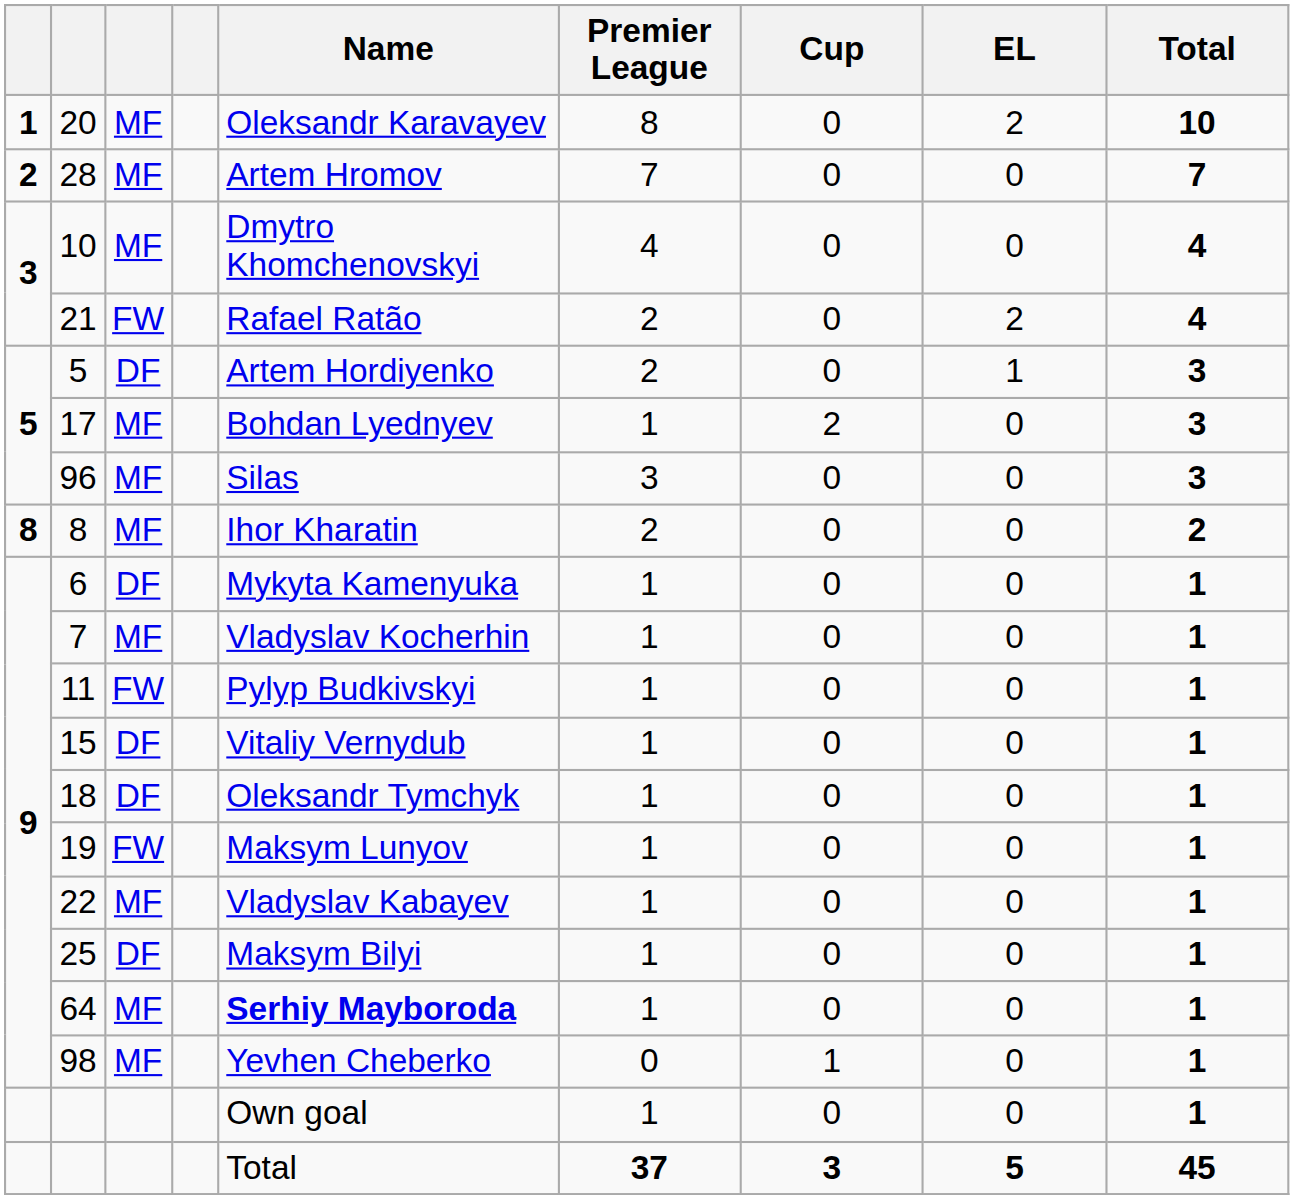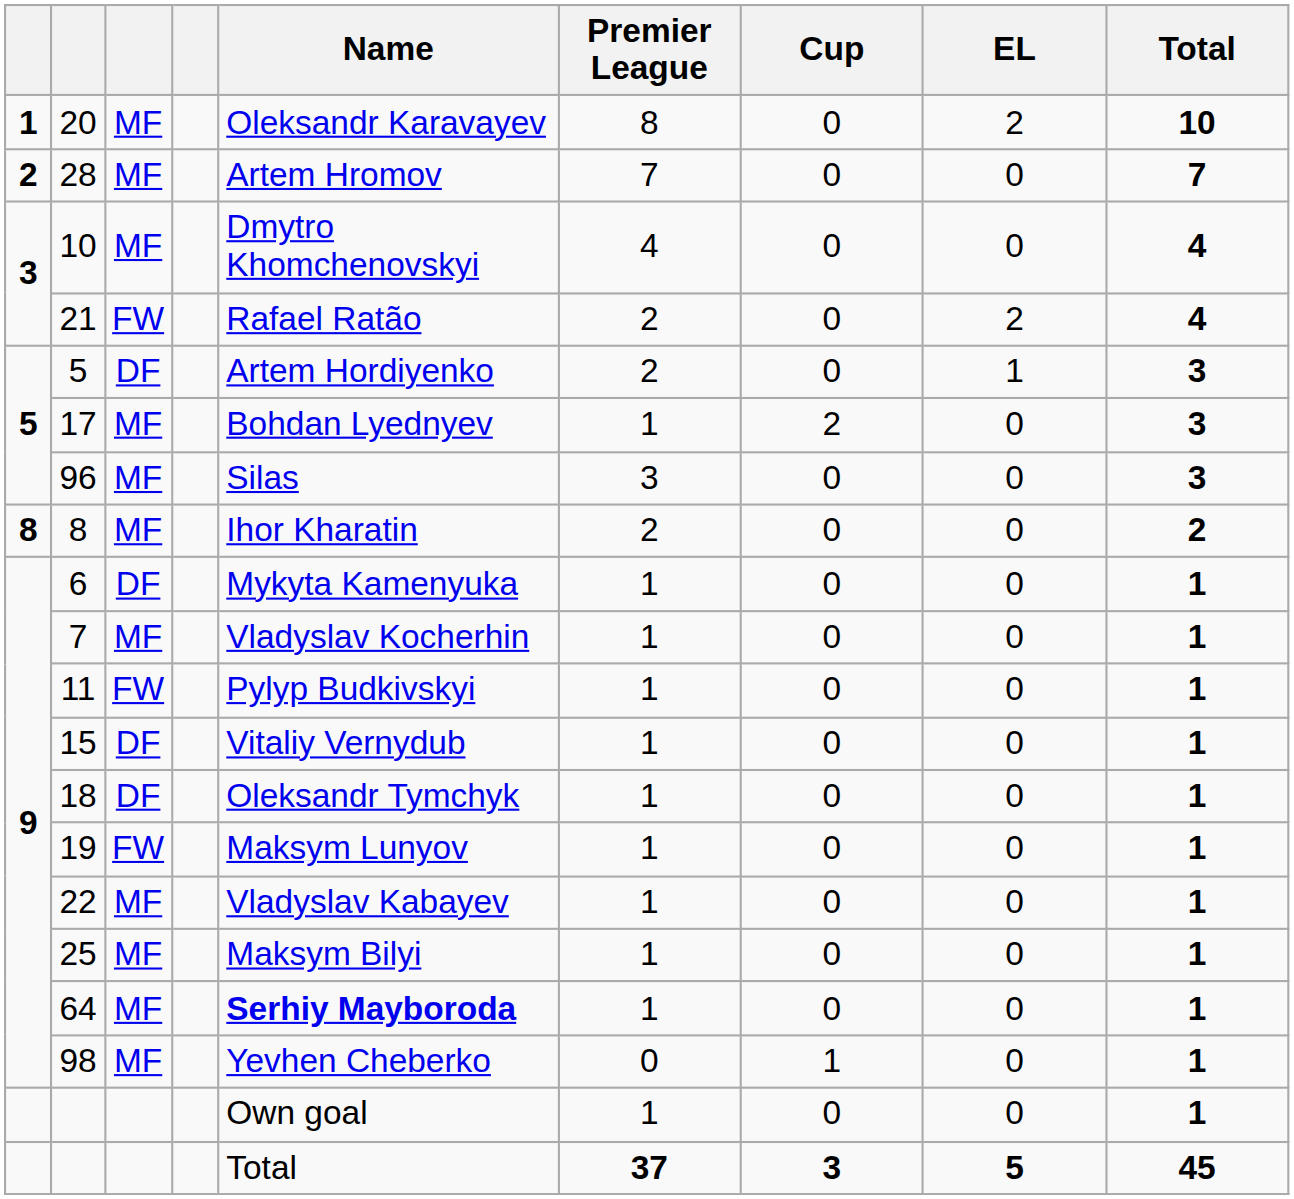(138, 954) DF -> (138, 954) MF
